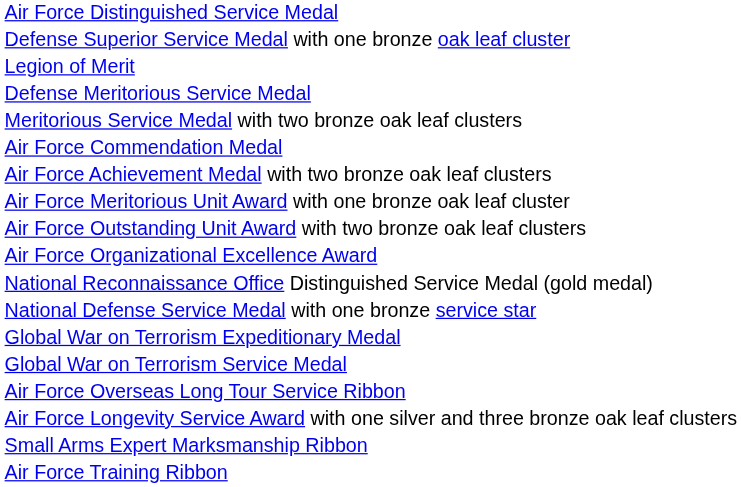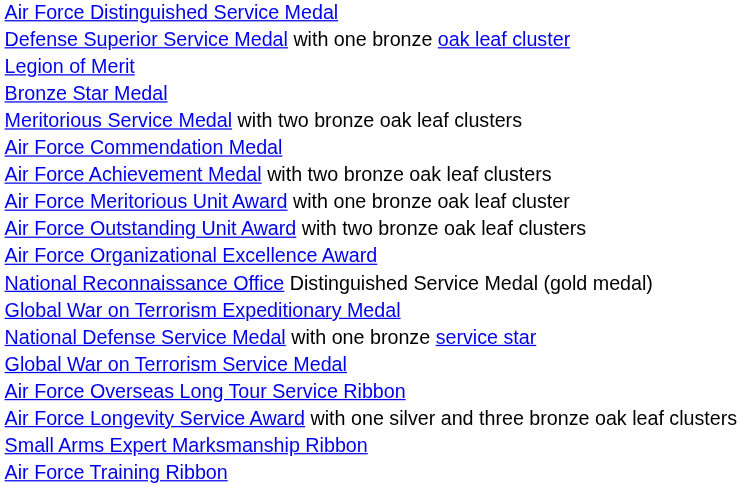+ row: (86, 93)
- row: (158, 93)
rows swapped: (270, 310) <-> (203, 337)
